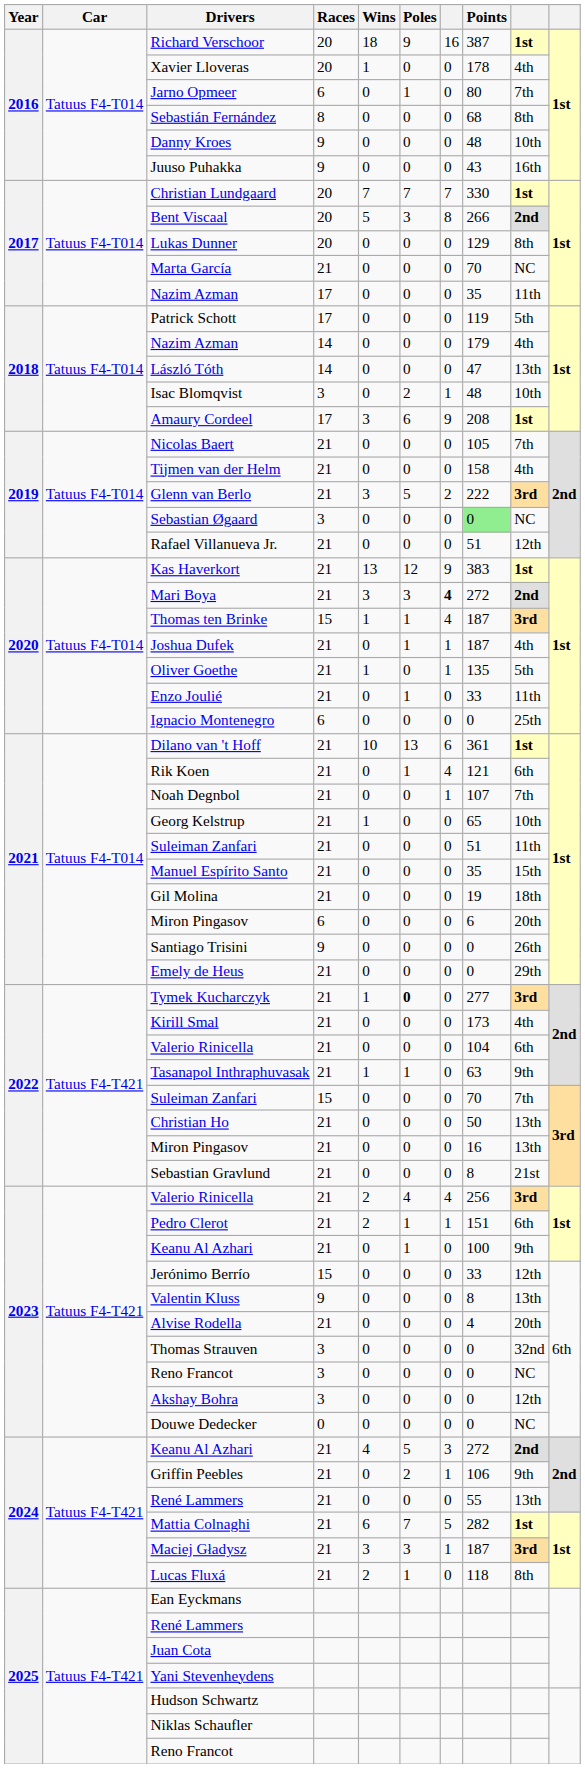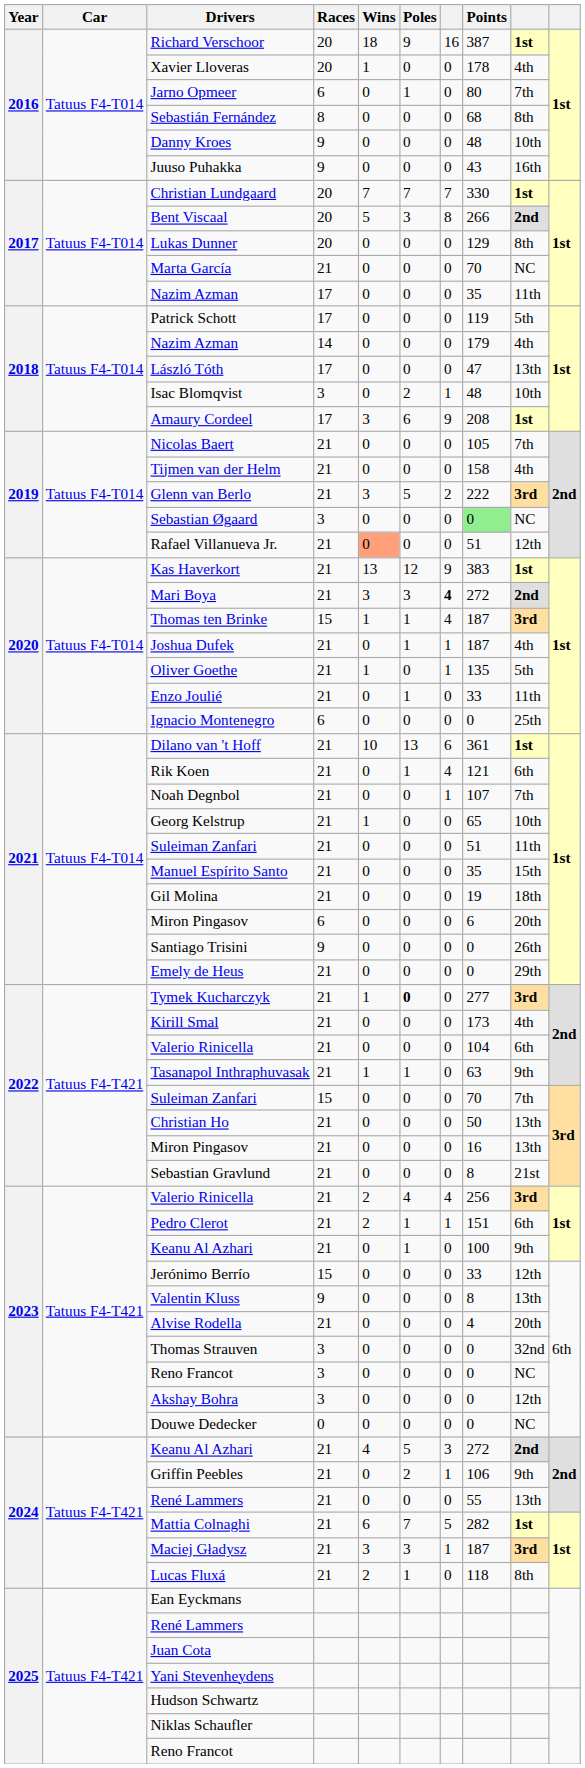(325, 368) 14 -> (325, 368) 17
(366, 544) no background -> (366, 544) lightsalmon background
